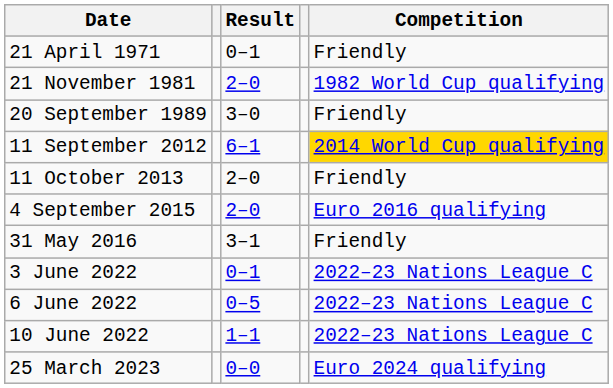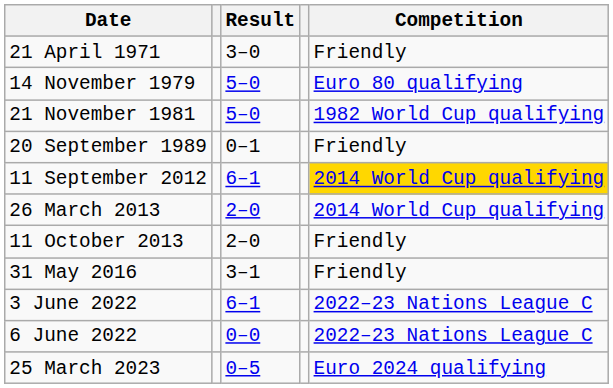(243, 52) 0–1 -> (243, 52) 3–0
+ row: (102, 84)
(243, 84) 2–0 -> (243, 115) 5–0
(243, 115) 3–0 -> (243, 147) 0–1
+ row: (85, 210)
- row: (102, 210)
(243, 273) 0–1 -> (243, 305) 6–1
(243, 305) 0–5 -> (243, 336) 0–0
- row: (79, 336)
(243, 368) 0–0 -> (243, 368) 0–5
